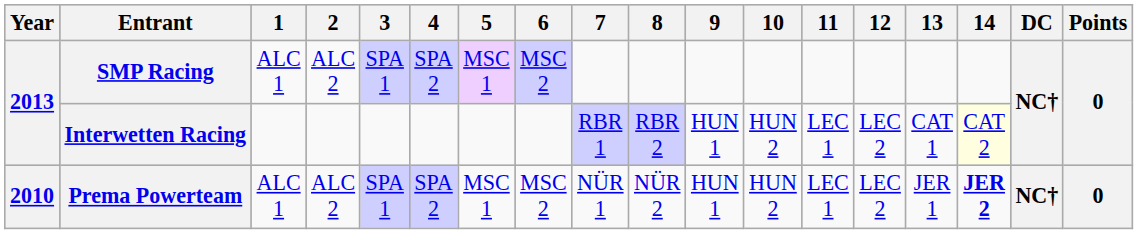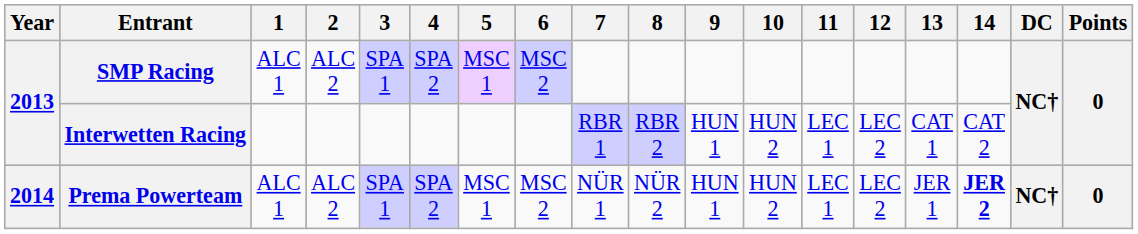(984, 133) lightyellow background -> (984, 133) no background
(32, 196) 2010 -> (32, 196) 2014
